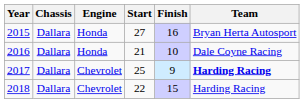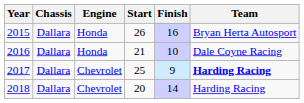(140, 33) 27 -> (140, 33) 26
(140, 89) 22 -> (140, 89) 20
(172, 89) 15 -> (172, 89) 14
